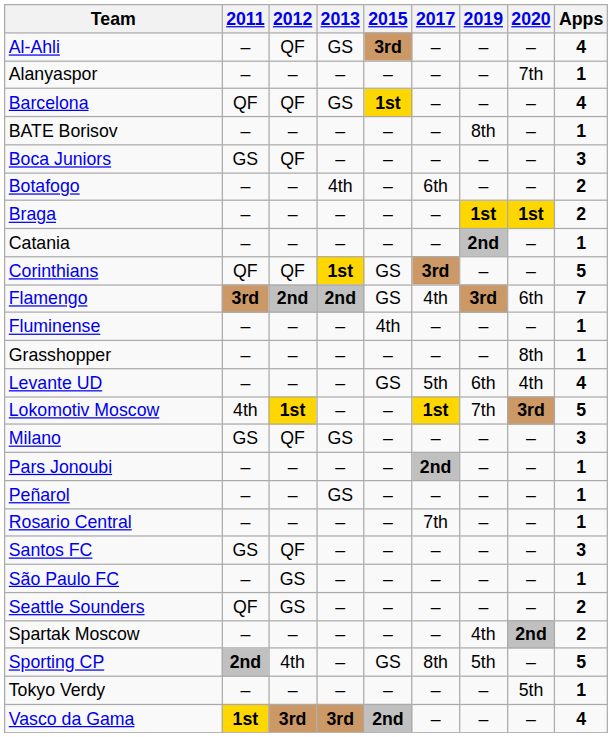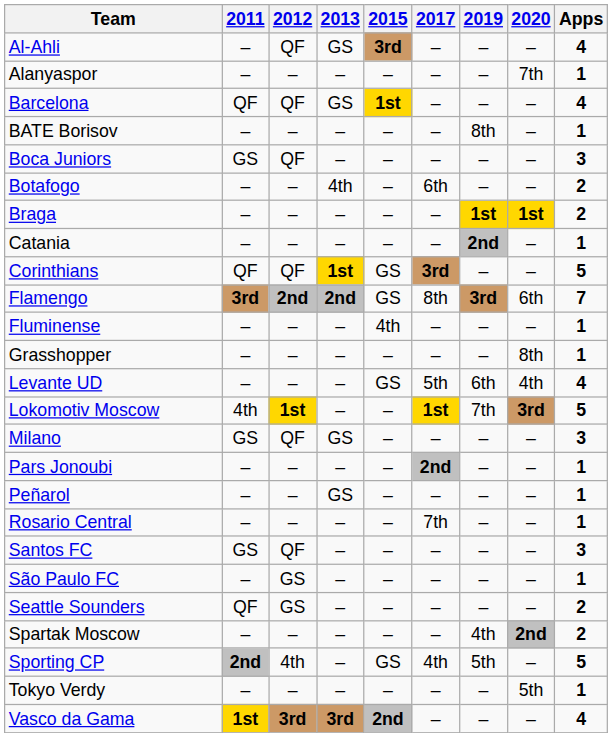(436, 299) 4th -> (436, 299) 8th
(436, 663) 8th -> (436, 663) 4th
